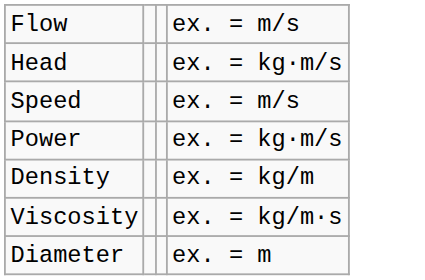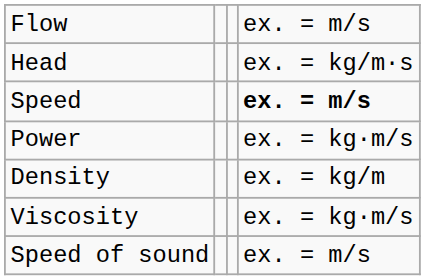(257, 63) ex. = kg·m/s -> (328, 63) ex. = kg/m·s
(236, 101) normal -> (307, 101) bold
(257, 217) ex. = kg/m·s -> (328, 217) ex. = kg·m/s
- row: (67, 256)
+ row: (110, 256)
